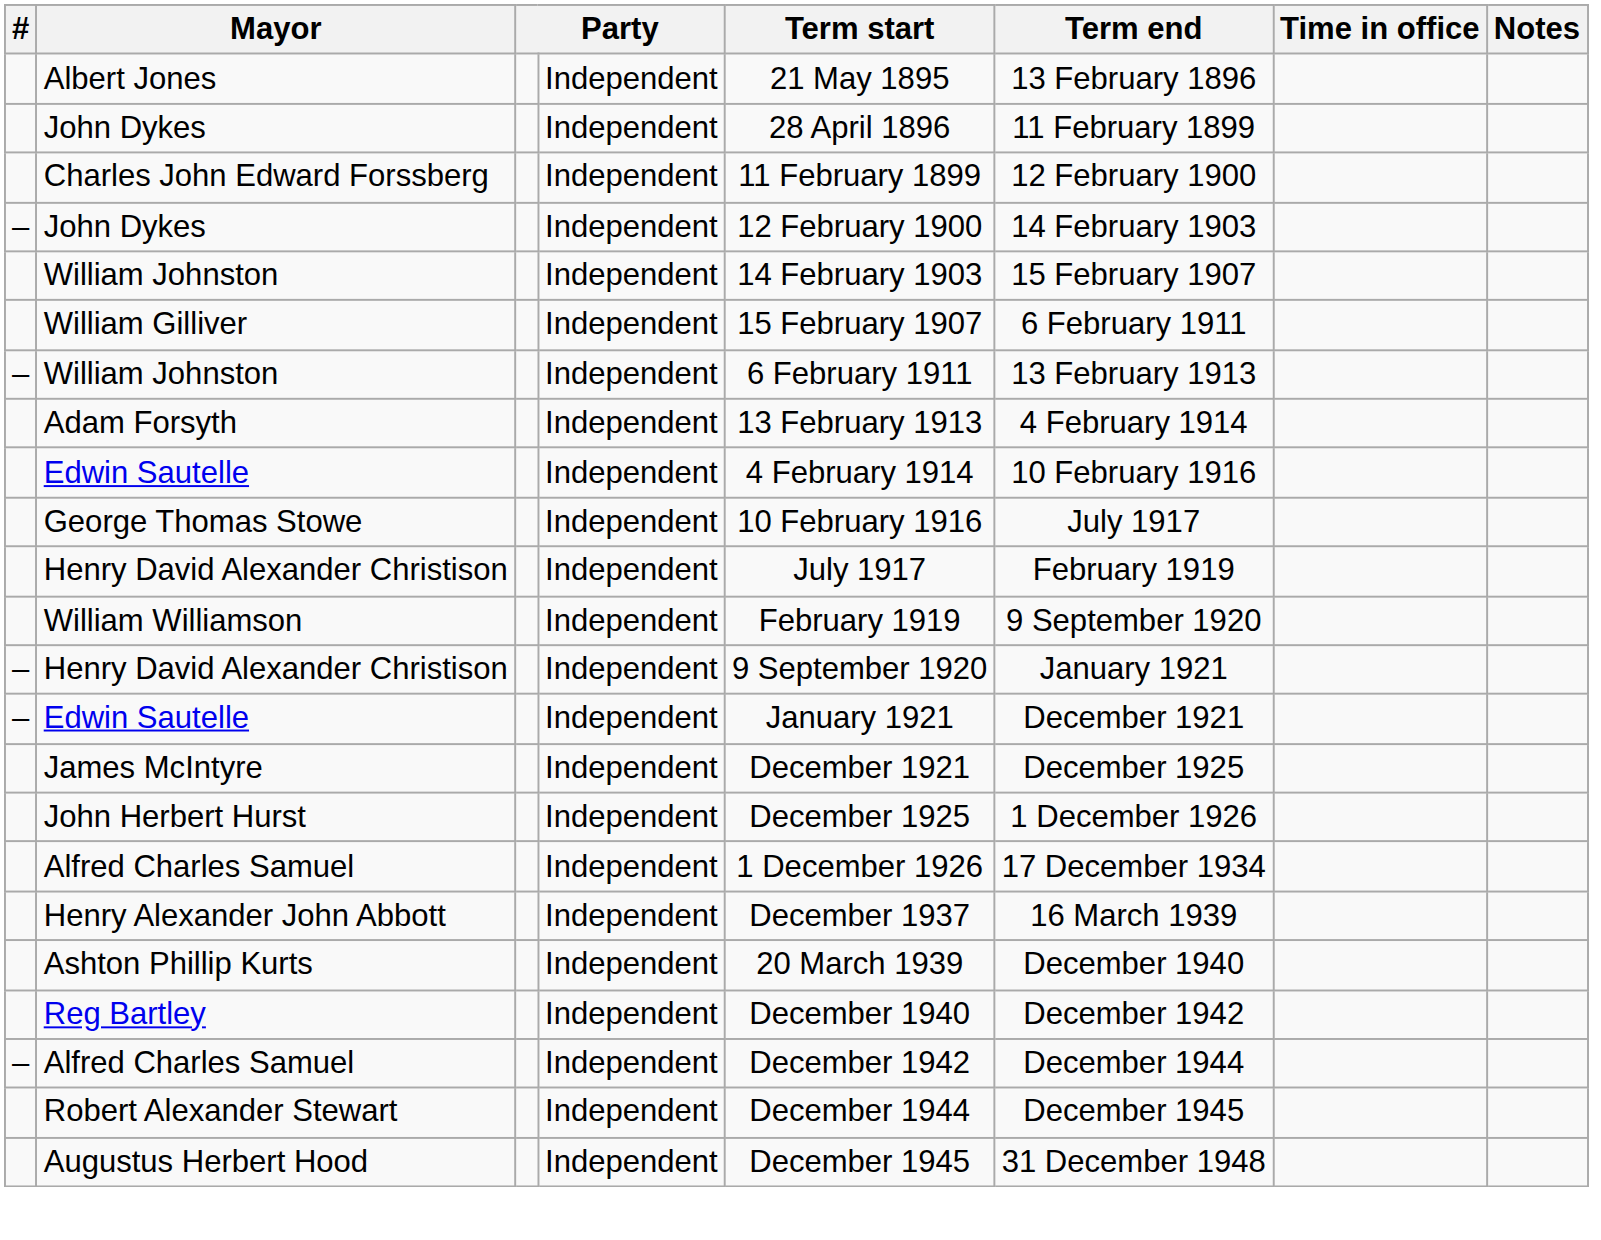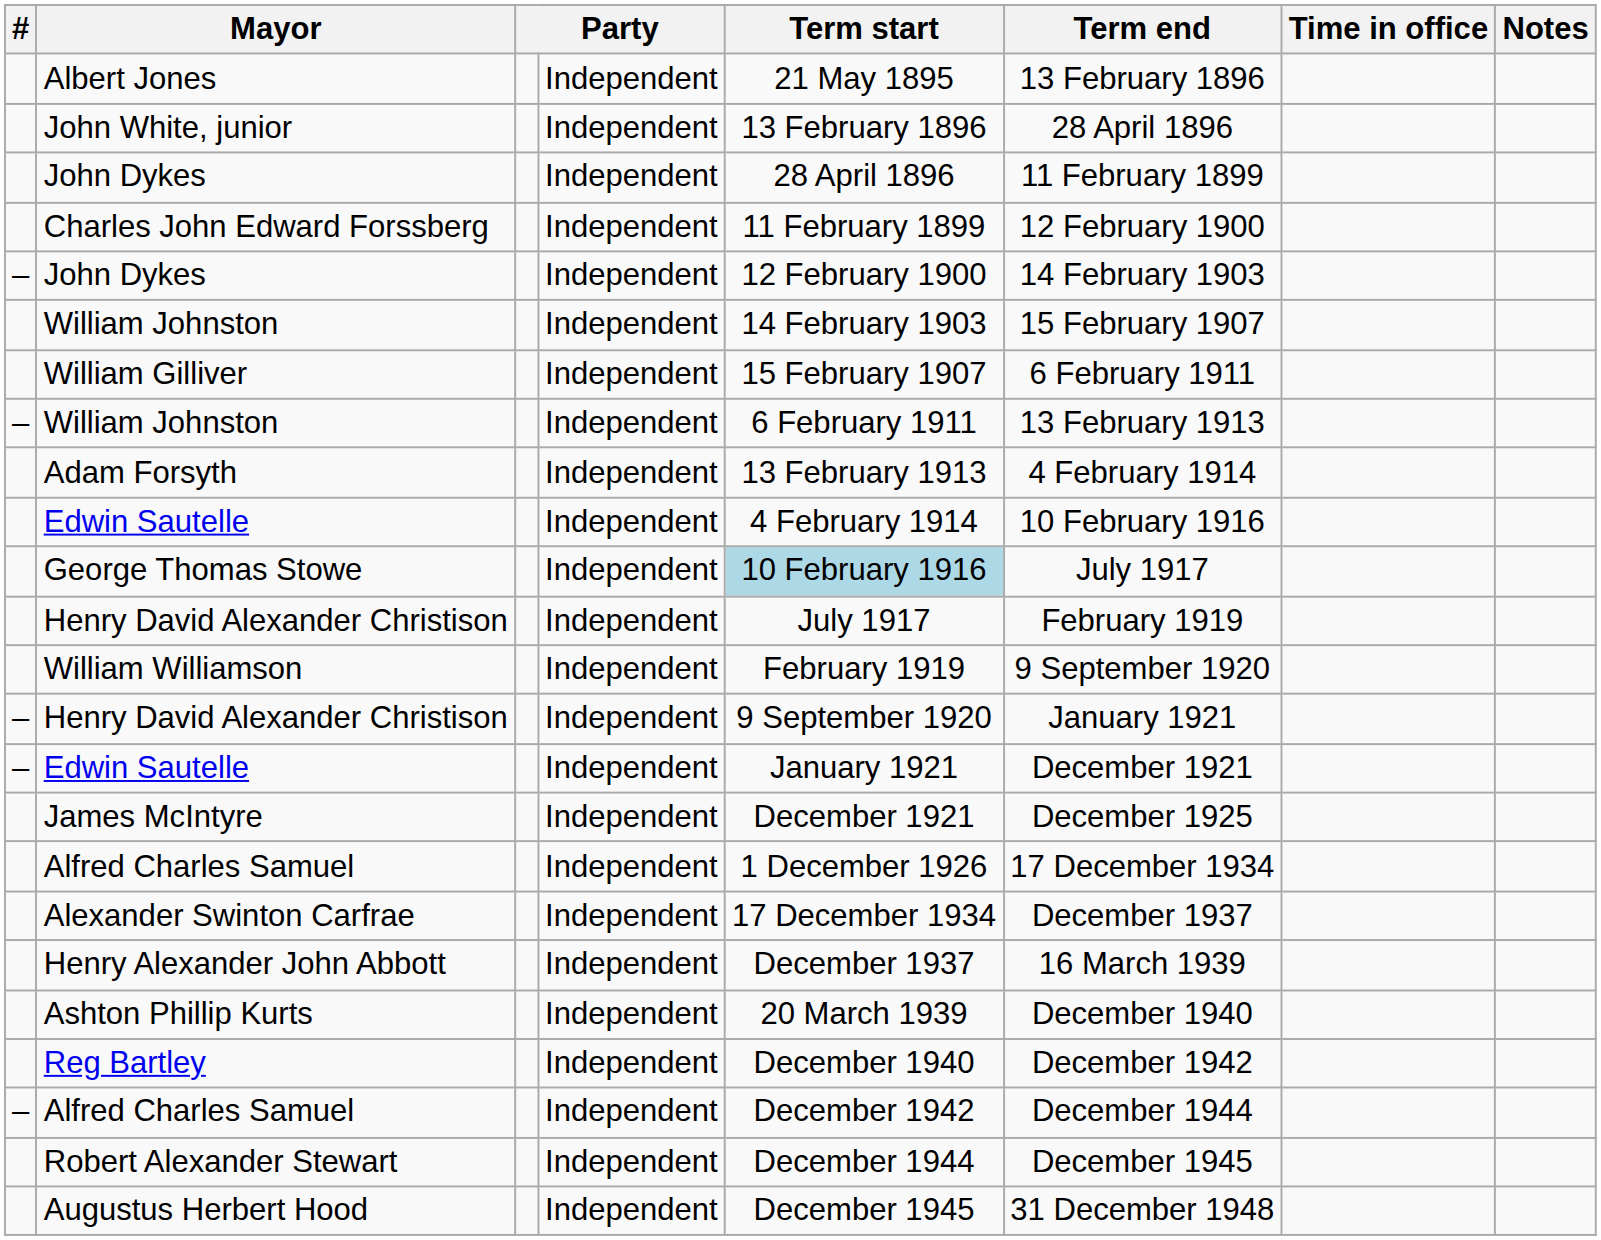+ row: (21, 128)
(860, 521) no background -> (864, 570) lightblue background
- row: (21, 817)
+ row: (21, 916)
